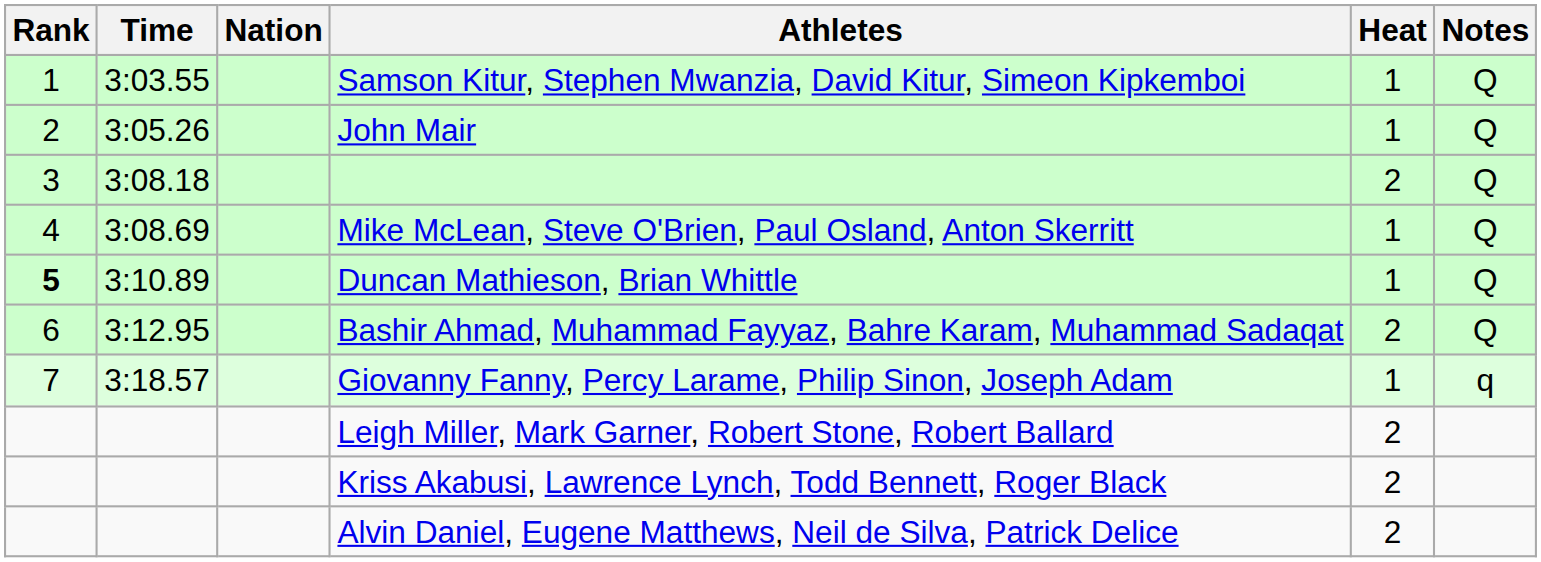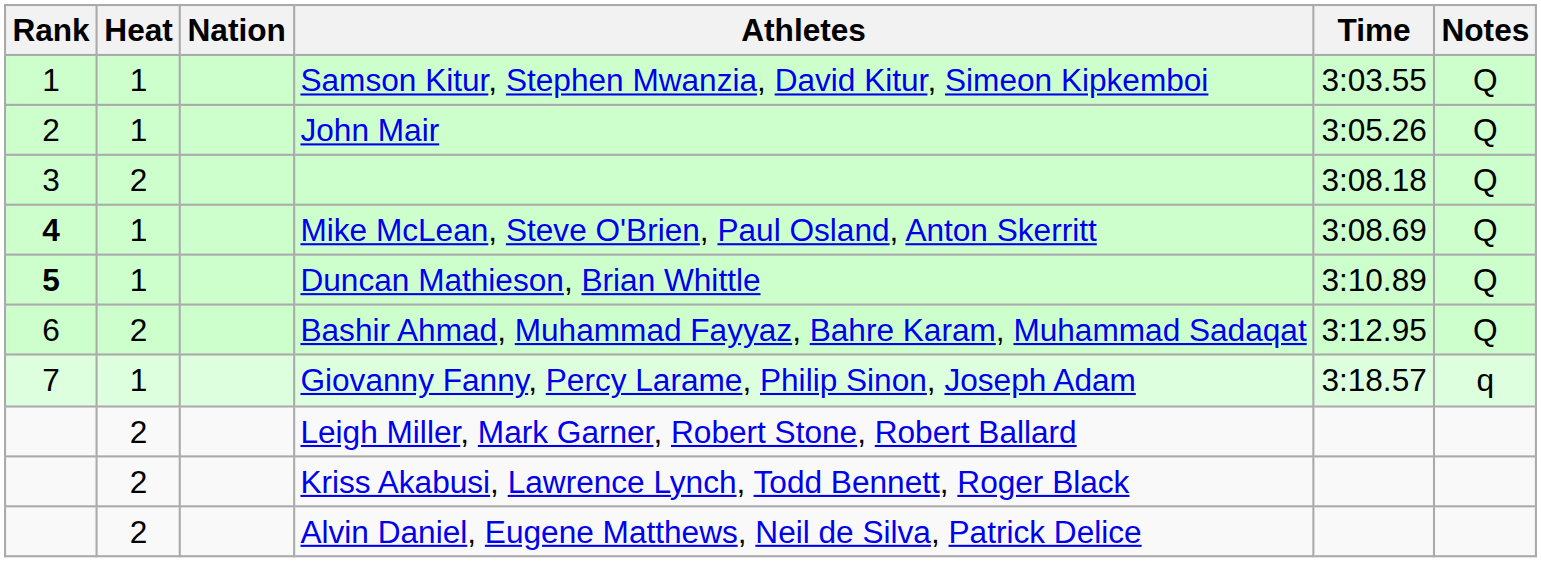columns swapped: (1393, 30) <-> (157, 30)
(51, 230) normal -> (51, 230) bold
